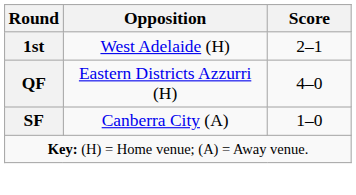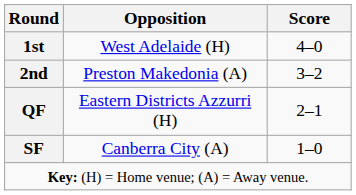(309, 45) 2–1 -> (309, 45) 4–0
+ row: (34, 73)
(309, 83) 4–0 -> (309, 111) 2–1
